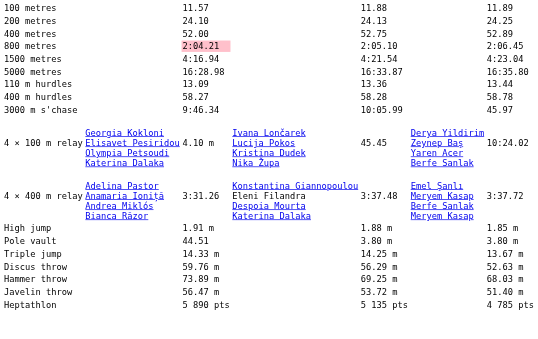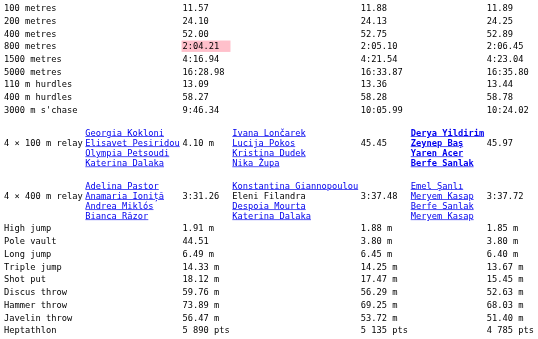(500, 110) 45.97 -> (508, 110) 10:24.02
(447, 148) normal -> (447, 148) bold
(508, 143) 10:24.02 -> (500, 143) 45.97
+ row: (28, 254)
+ row: (25, 279)
